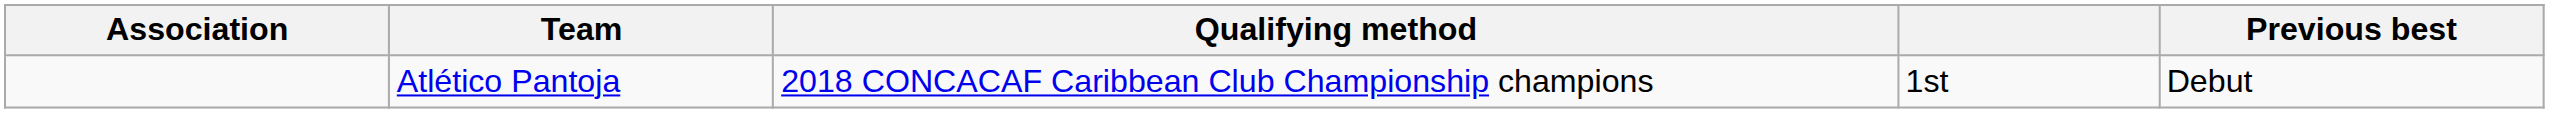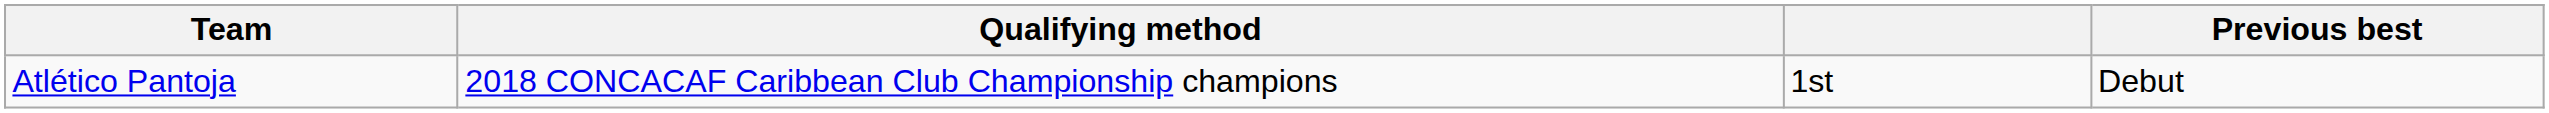- column: (197, 30)
